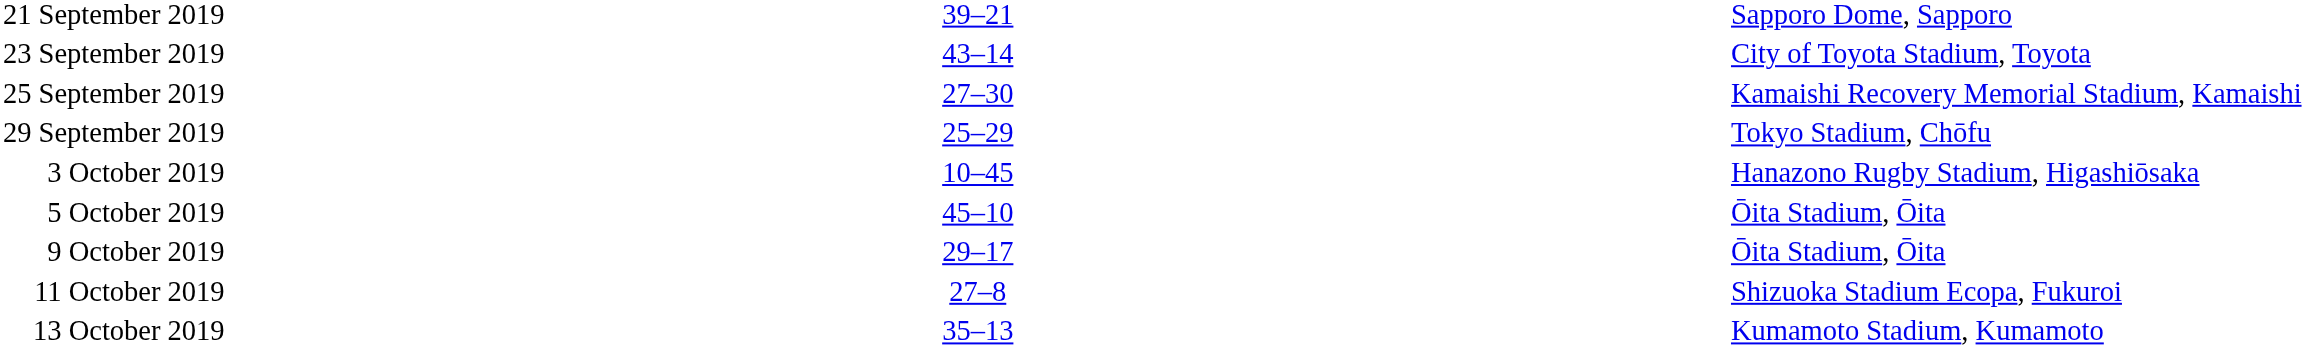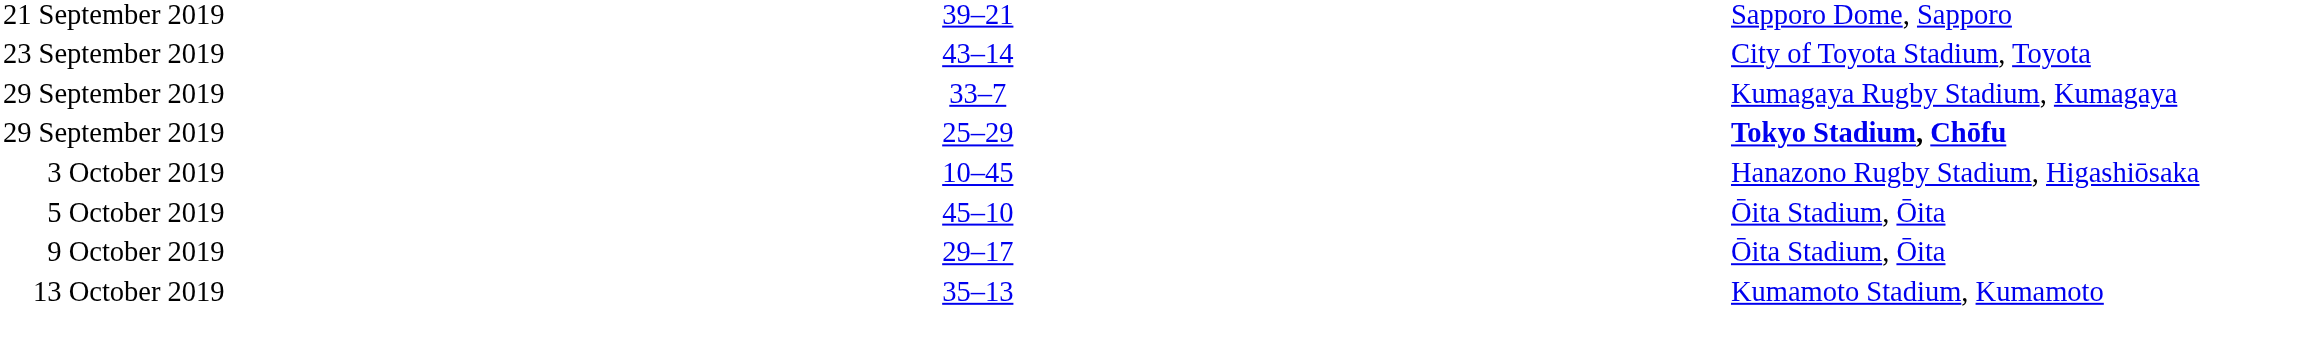- row: (114, 93)
+ row: (114, 93)
(1861, 133) normal -> (1869, 133) bold
- row: (129, 291)
